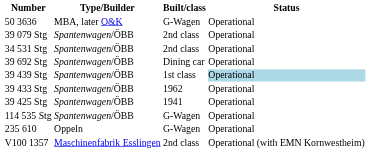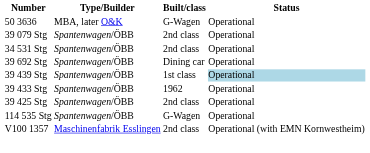(173, 102) 1941 -> (181, 102) 2nd class
- row: (21, 129)
